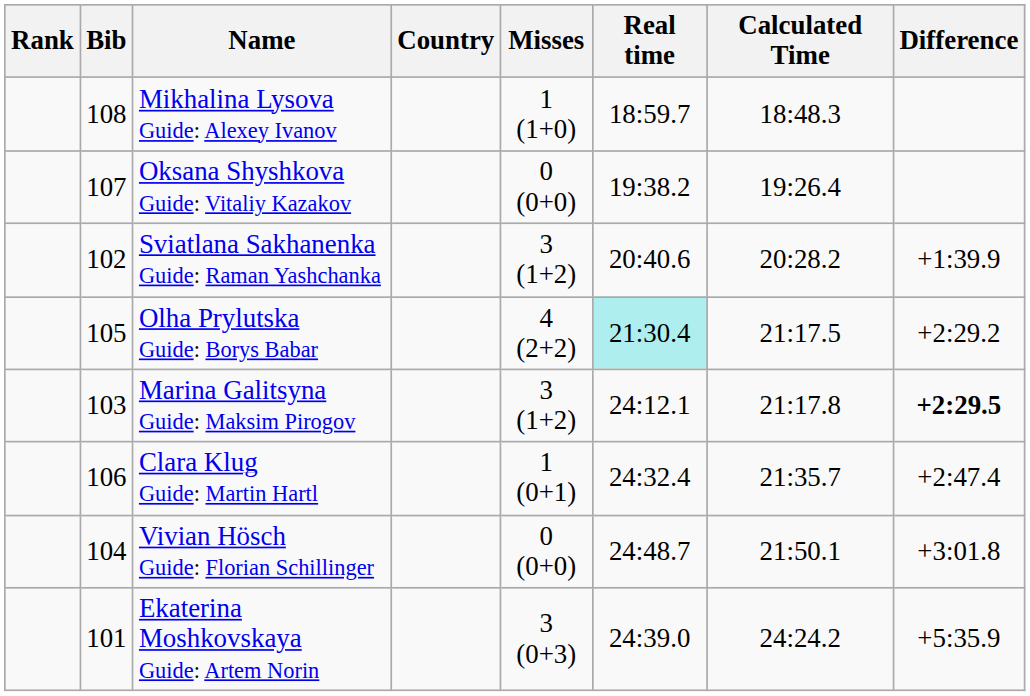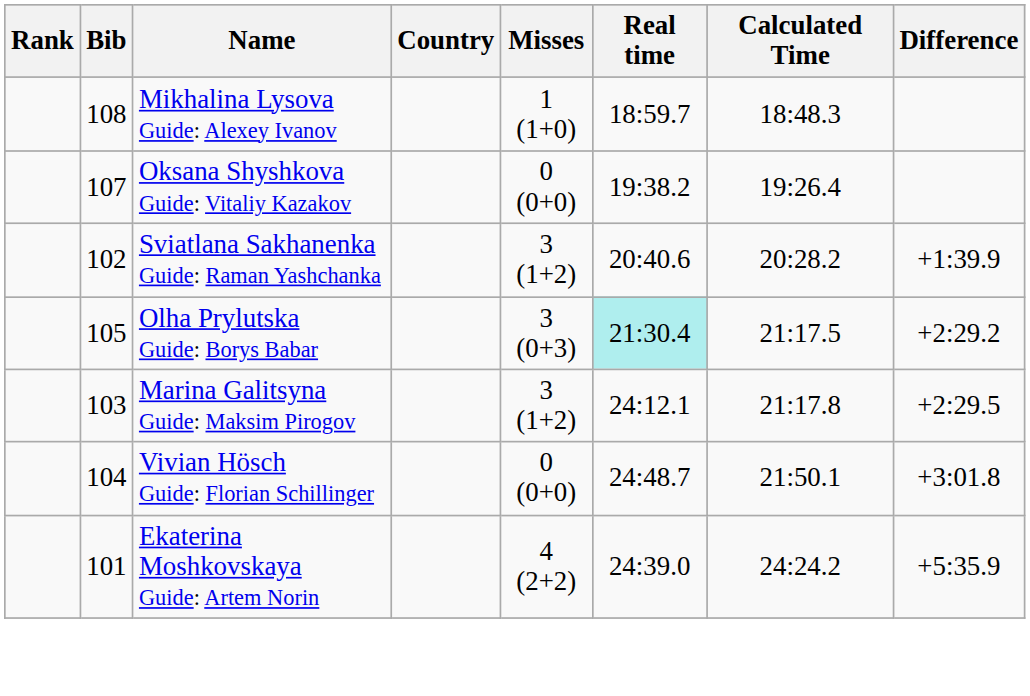(546, 332) 4 (2+2) -> (546, 332) 3 (0+3)
(959, 405) bold -> (959, 405) normal
- row: (228, 478)
(546, 639) 3 (0+3) -> (546, 566) 4 (2+2)
